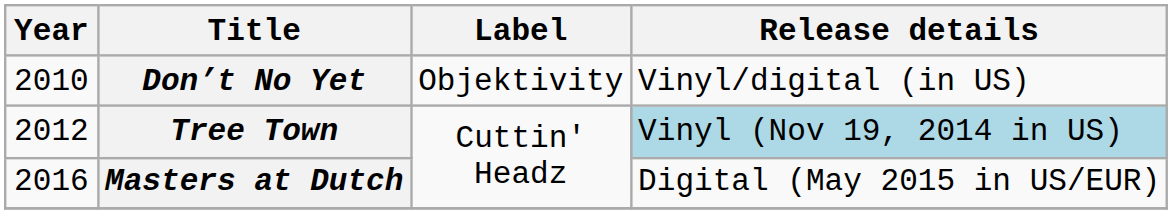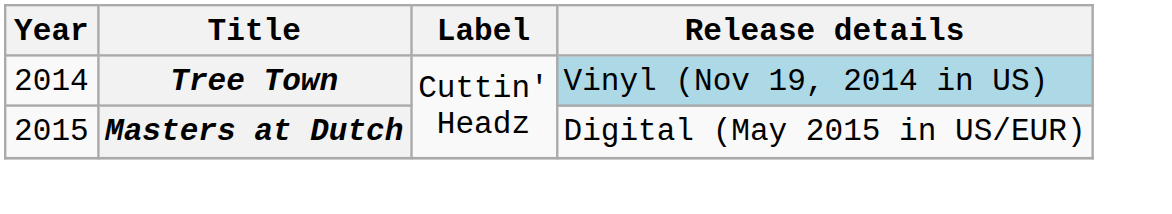- row: (254, 81)
(51, 132) 2012 -> (51, 81) 2014
(51, 182) 2016 -> (51, 132) 2015
